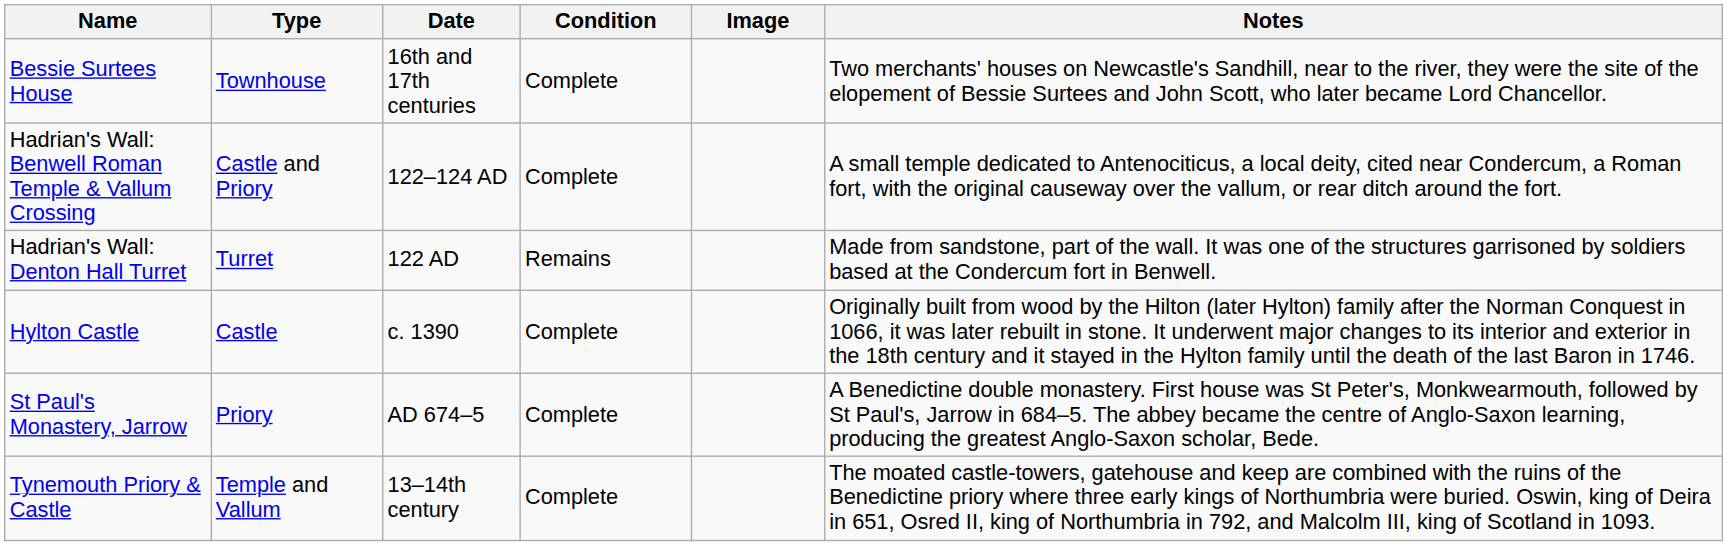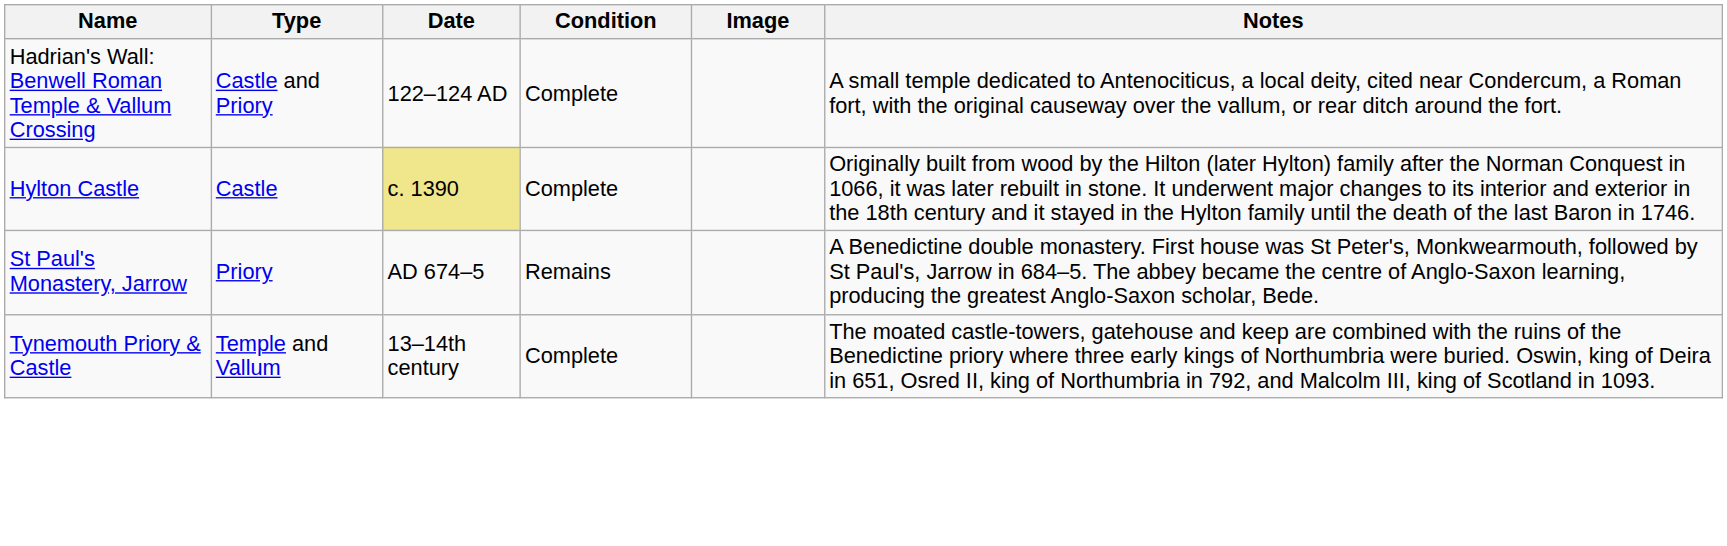- row: (83, 80)
- row: (98, 259)
(423, 331) no background -> (423, 188) khaki background
(572, 414) Complete -> (568, 272) Remains
